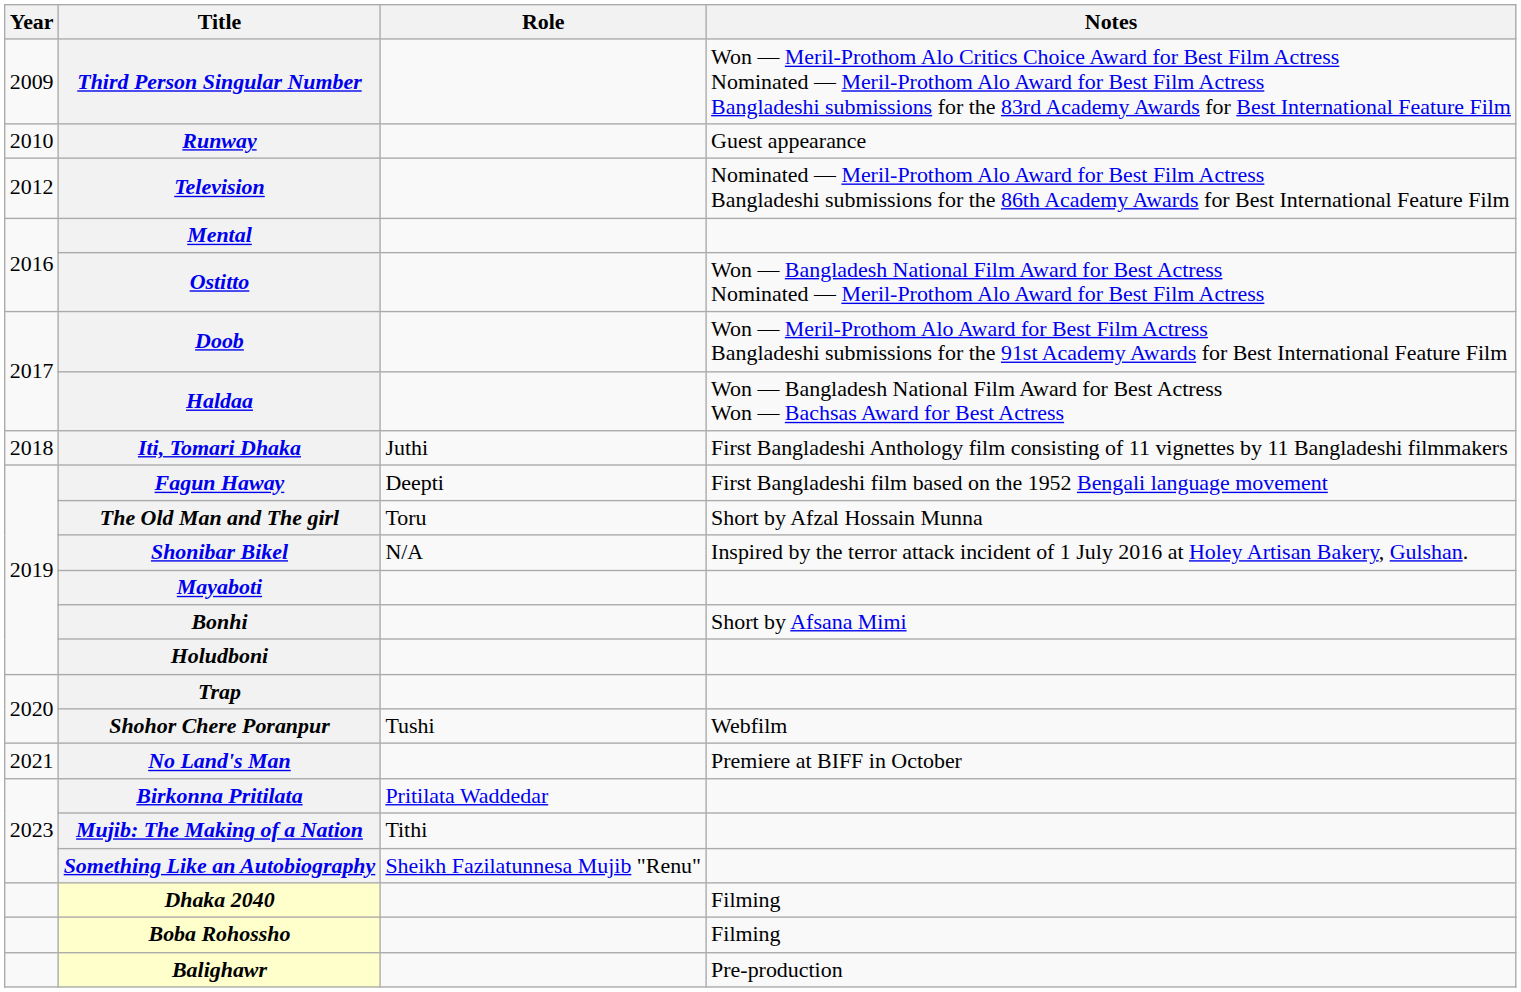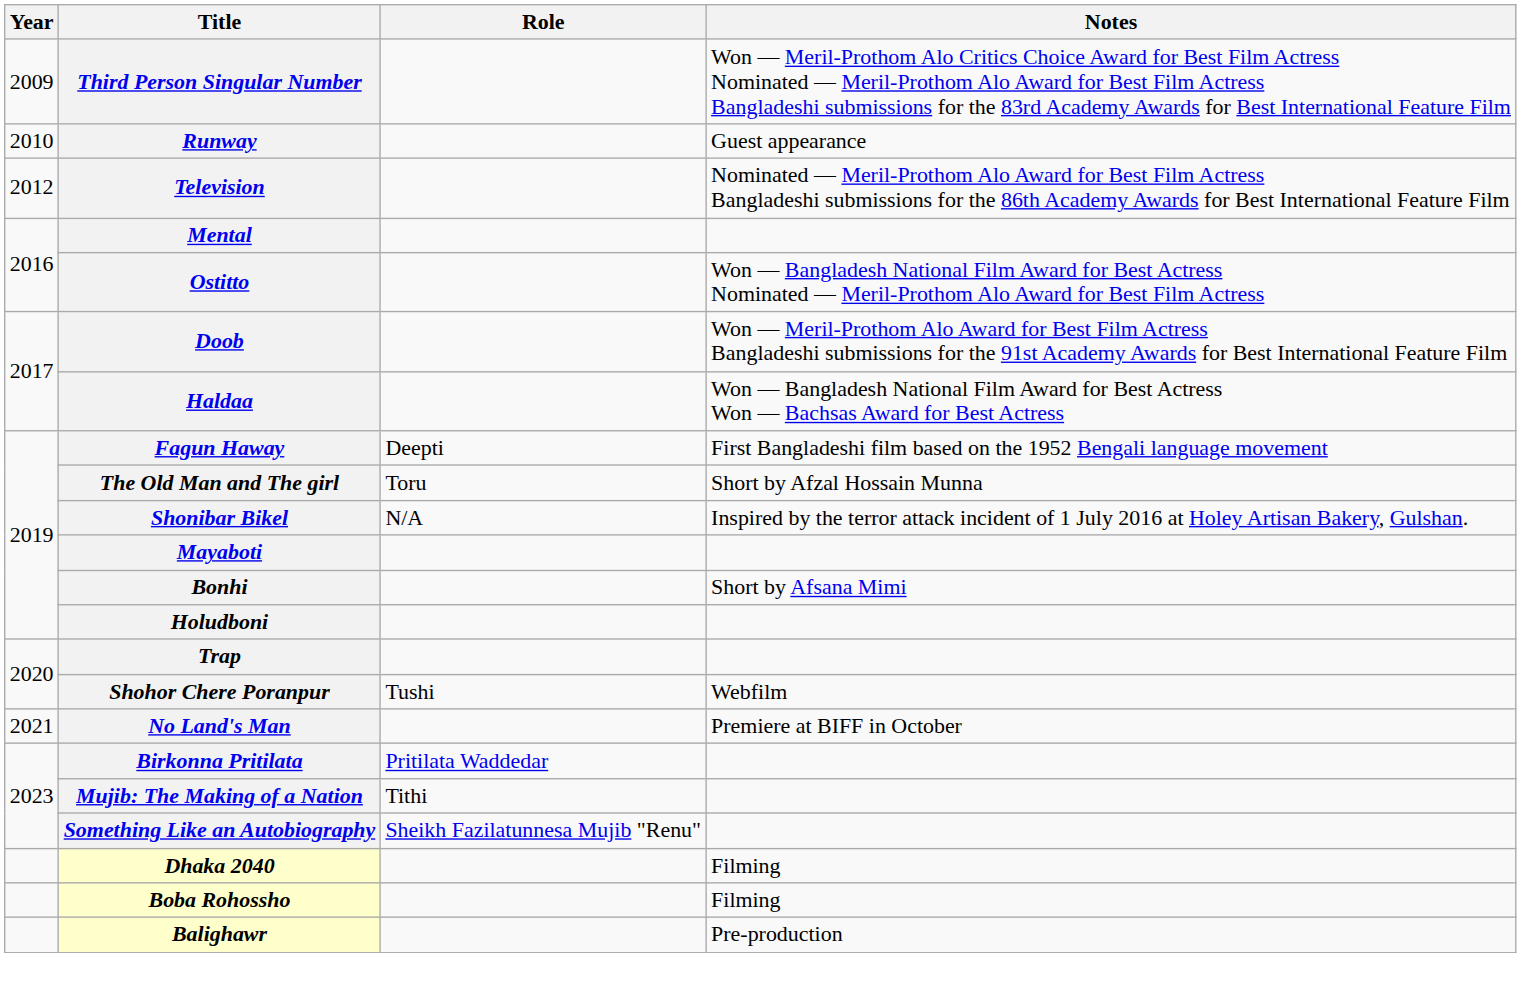- row: (219, 447)
